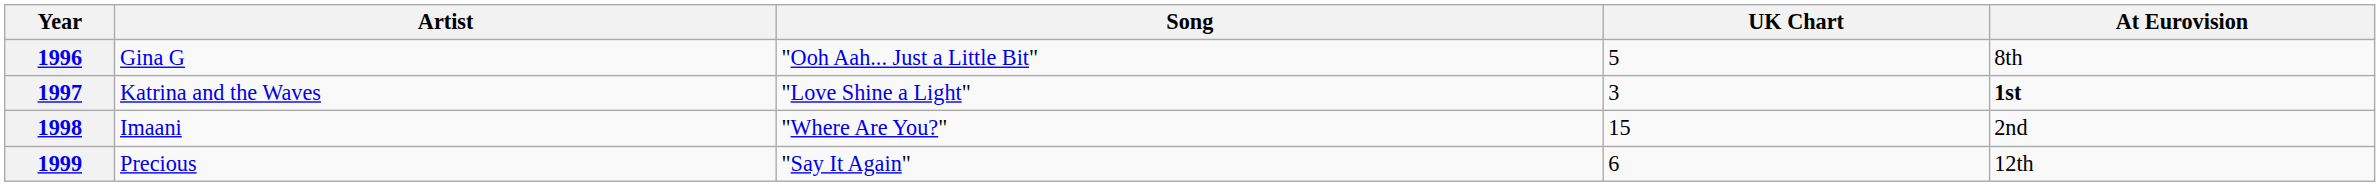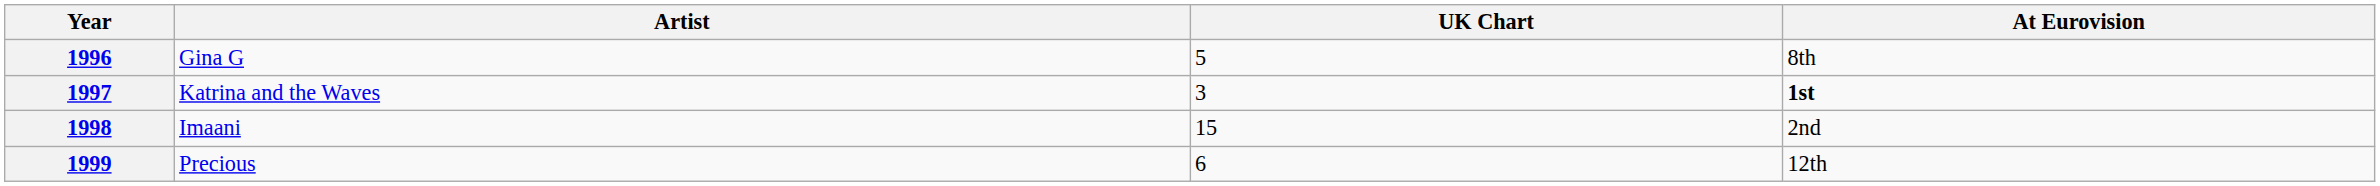- column: (1190, 22)
